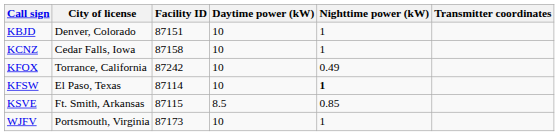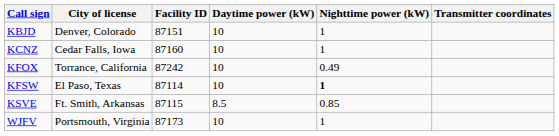(169, 49) 87158 -> (169, 49) 87160
